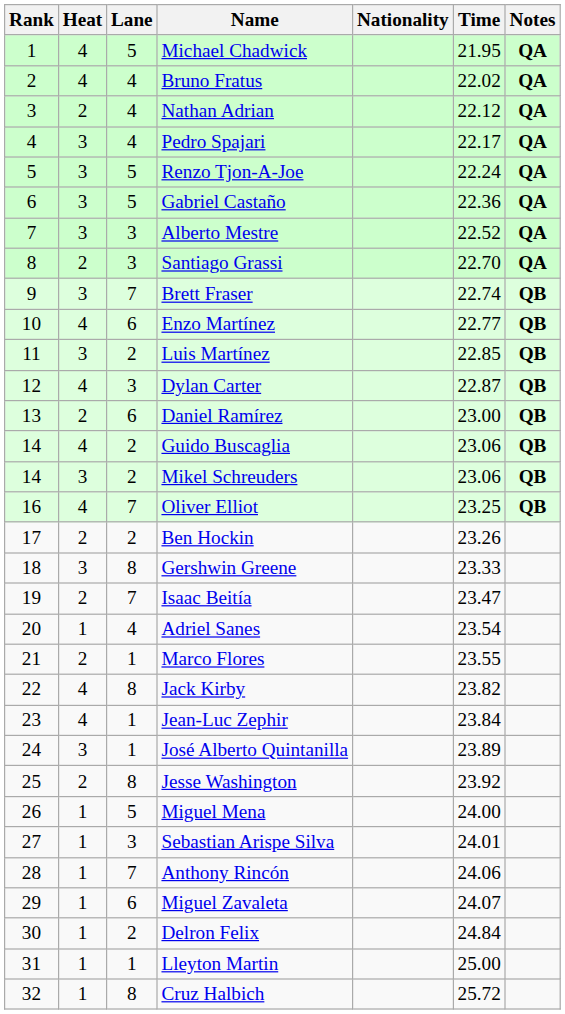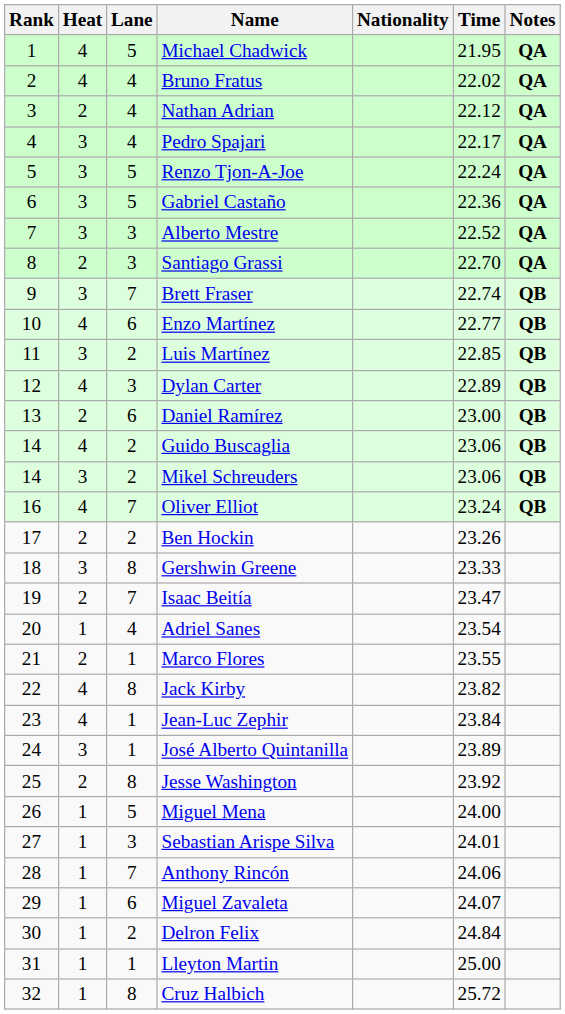(479, 385) 22.87 -> (479, 385) 22.89
(479, 506) 23.25 -> (479, 506) 23.24
